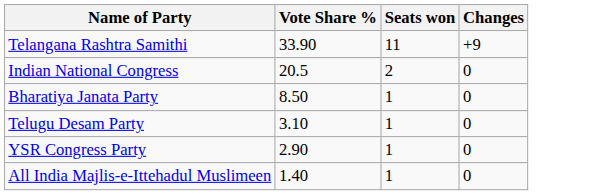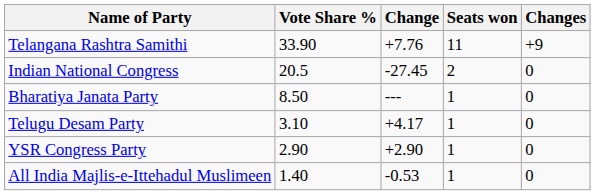+ column: (412, 17)
